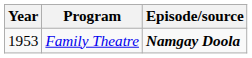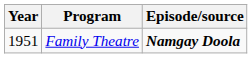(23, 40) 1953 -> (23, 40) 1951
